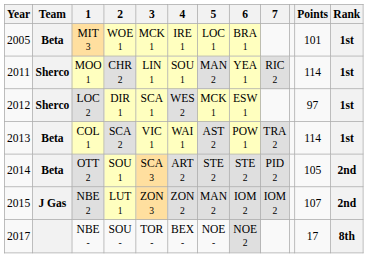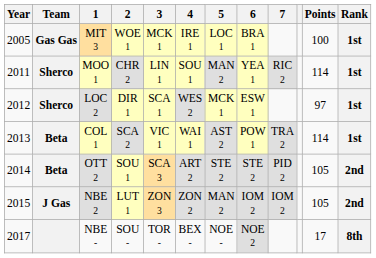(52, 40) Beta -> (56, 40) Gas Gas
(313, 40) 101 -> (320, 40) 100
(313, 203) 107 -> (320, 203) 105
